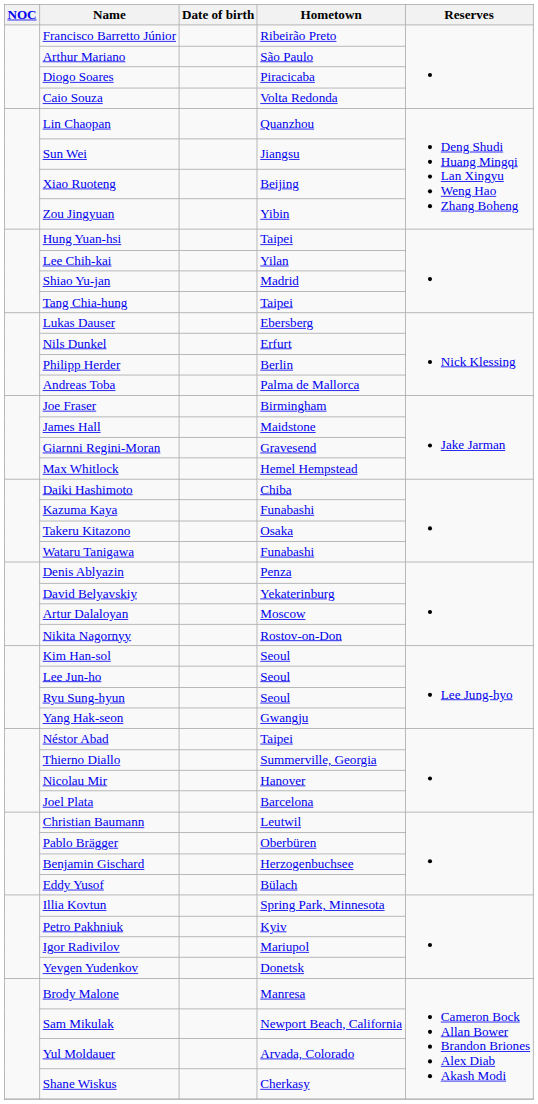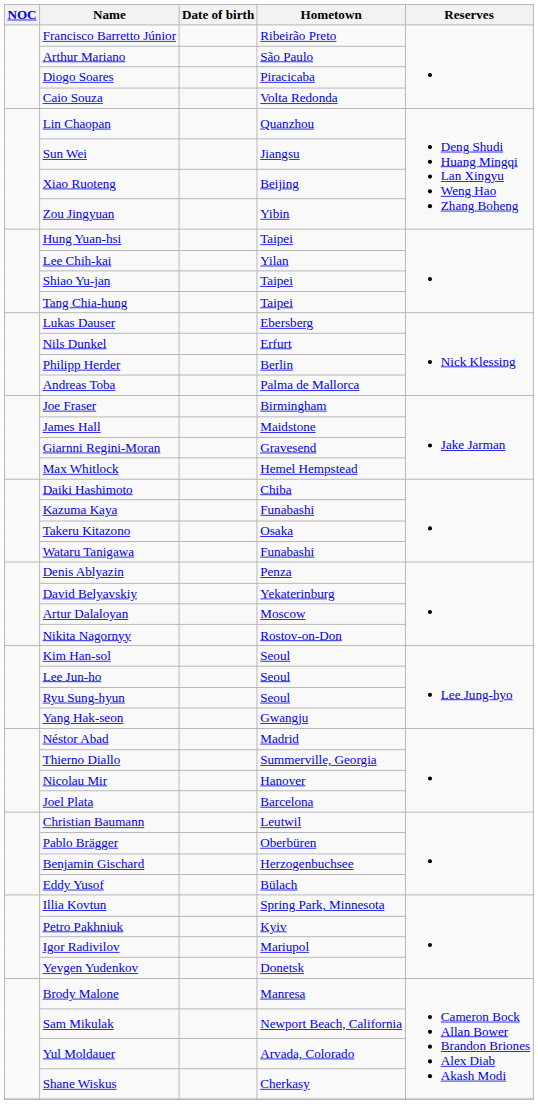(280, 281) Madrid -> (277, 281) Taipei
(277, 739) Taipei -> (280, 739) Madrid
